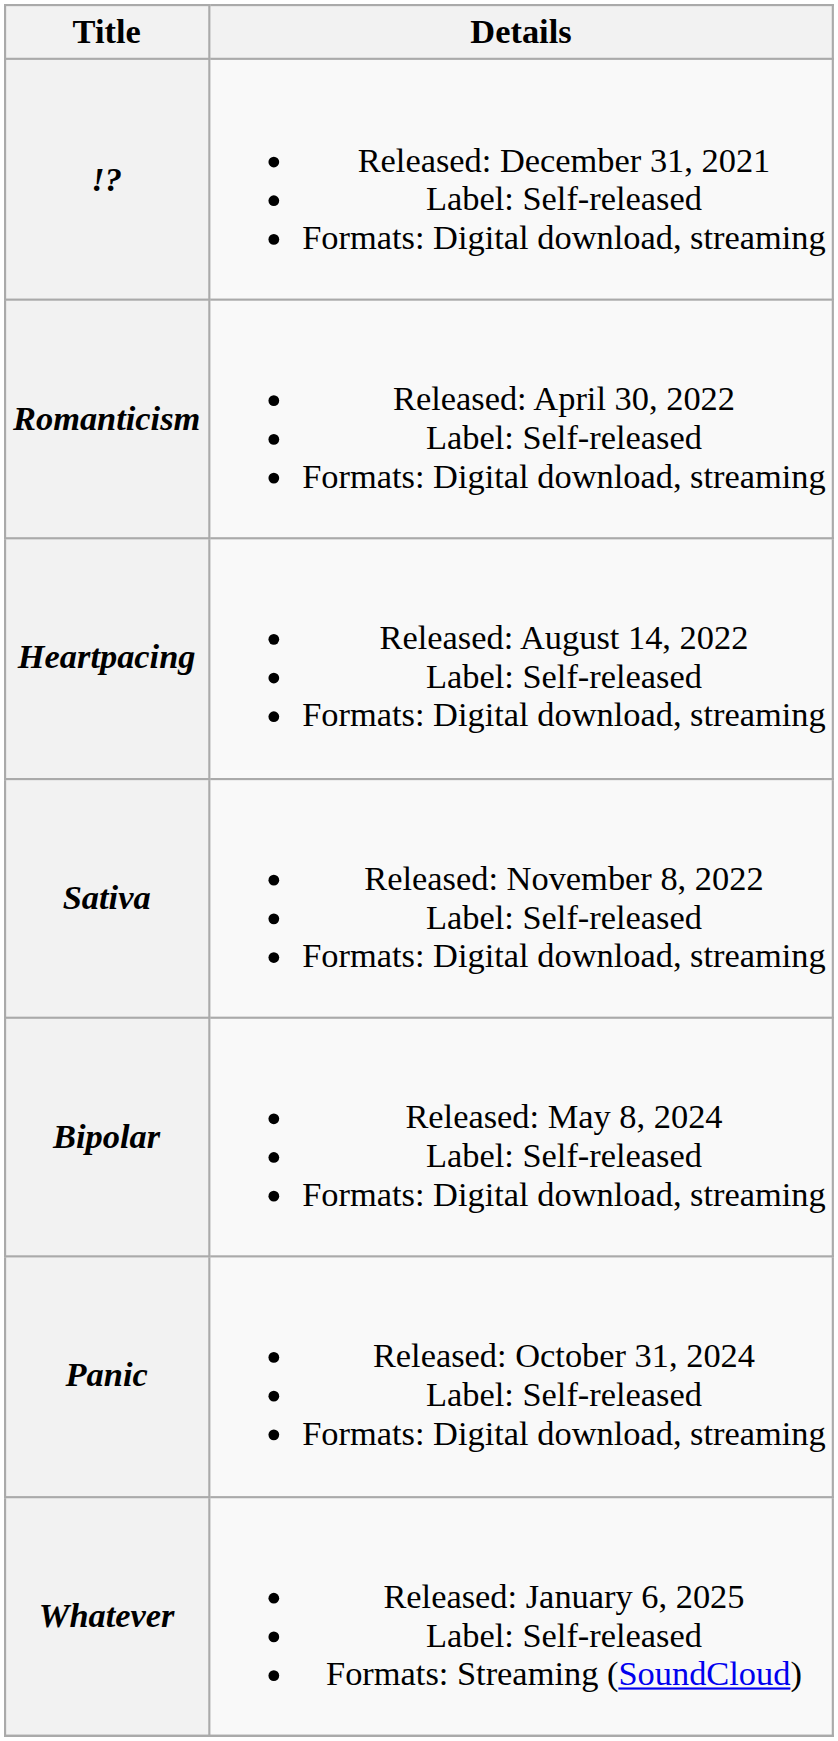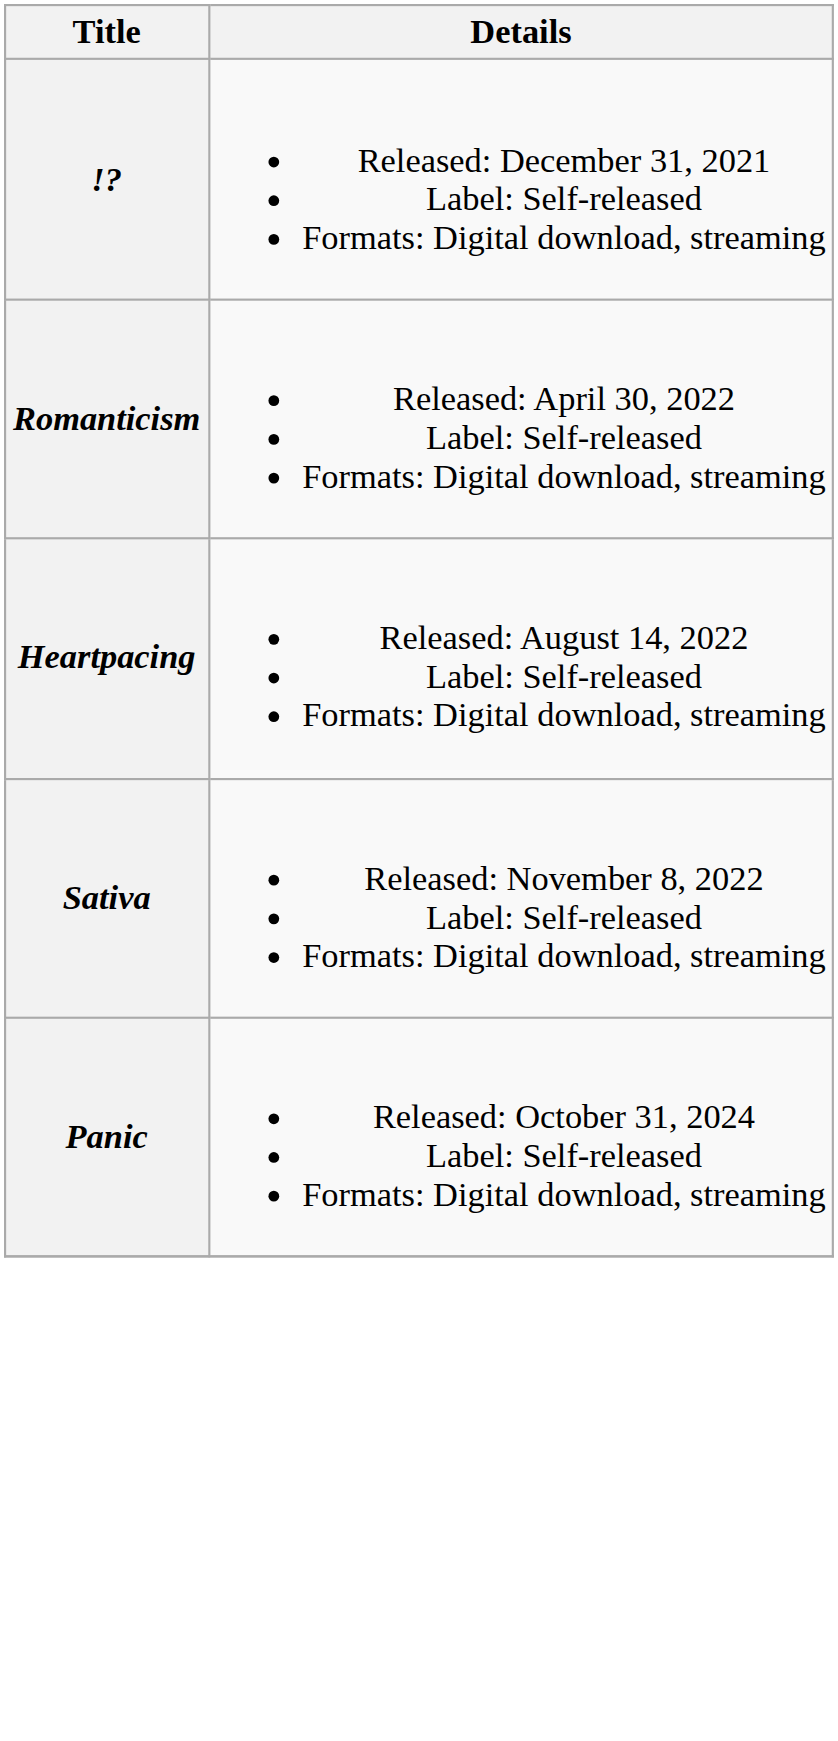- row: (107, 1136)
- row: (107, 1615)
